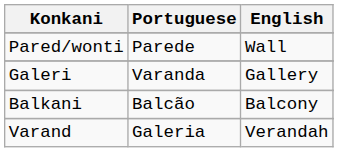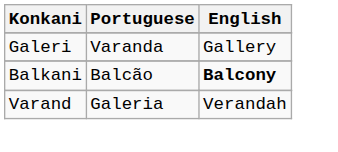- row: (66, 47)
(282, 104) normal -> (240, 76) bold
